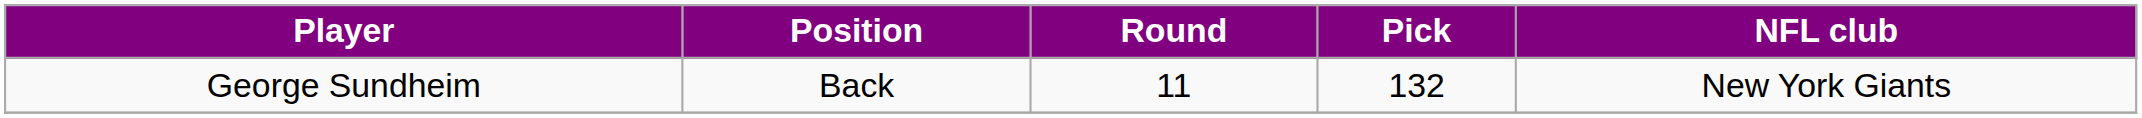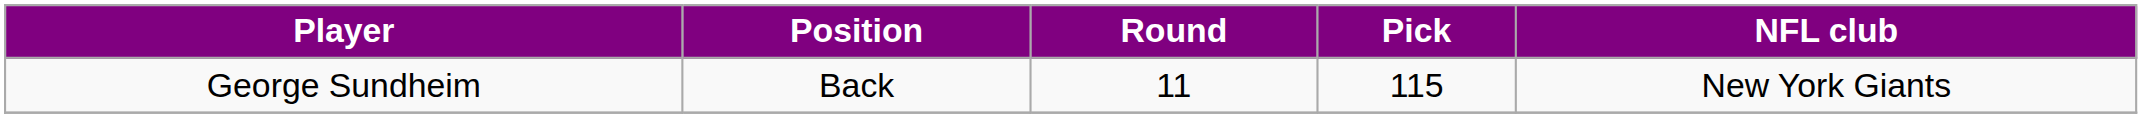(1417, 84) 132 -> (1417, 84) 115
